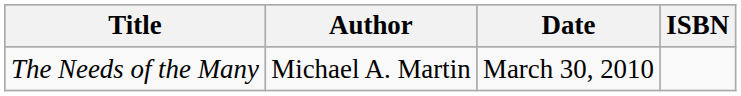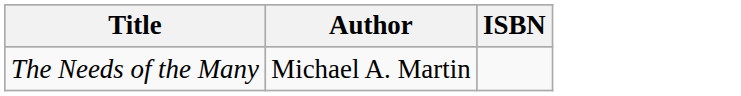- column: (568, 25)
